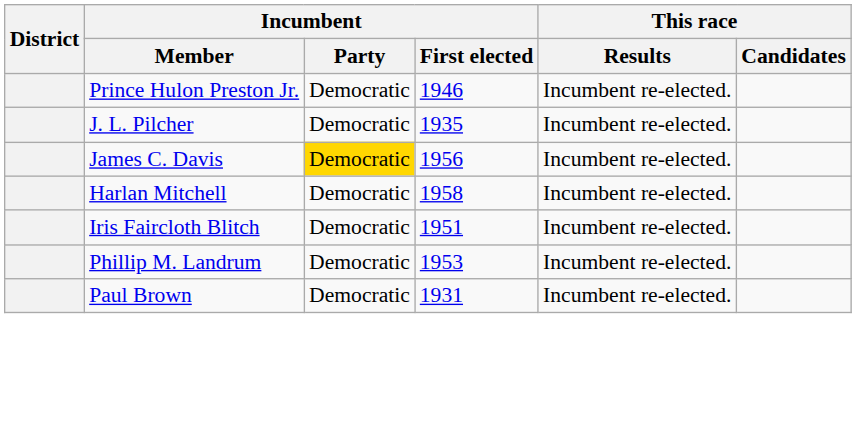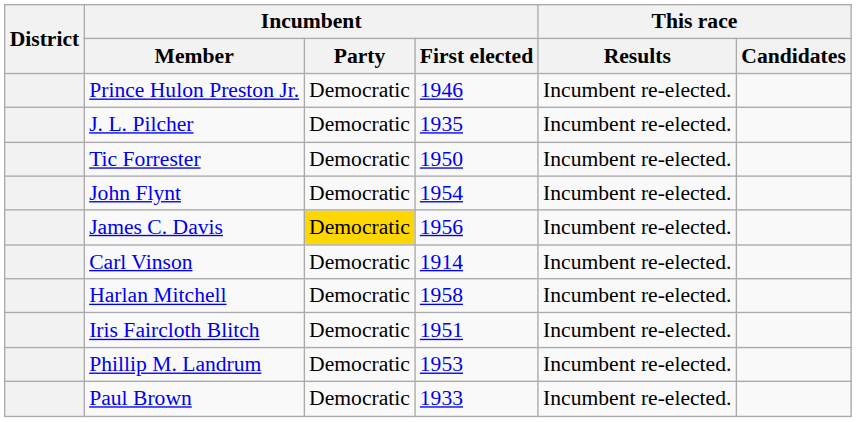+ row: (145, 158)
+ row: (135, 192)
+ row: (141, 261)
(441, 295) 1931 -> (441, 398) 1933
